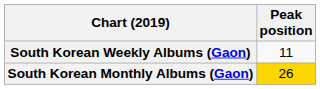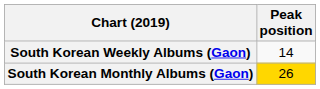(286, 52) 11 -> (286, 52) 14
